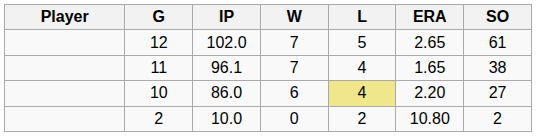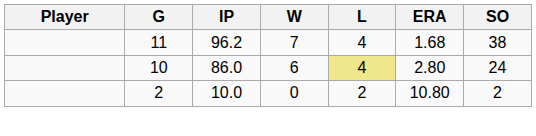- row: (159, 42)
(227, 67) 96.1 -> (227, 42) 96.2
(430, 67) 1.65 -> (430, 42) 1.68
(430, 93) 2.20 -> (430, 67) 2.80
(498, 93) 27 -> (498, 67) 24
